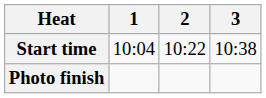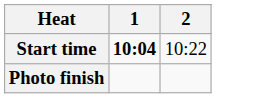- column: (236, 19)
(134, 48) normal -> (134, 48) bold
